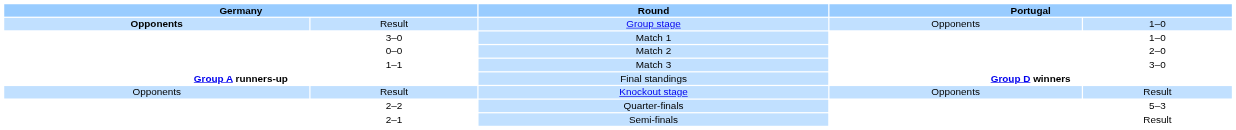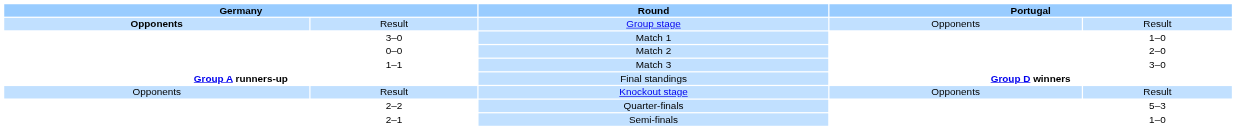(1157, 24) 1–0 -> (1157, 24) Result
(1157, 119) Result -> (1157, 119) 1–0
